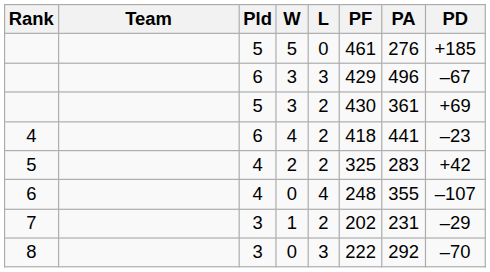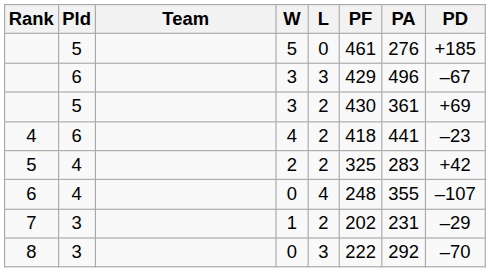columns swapped: (149, 19) <-> (258, 19)
